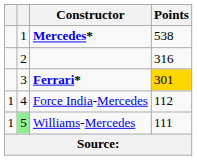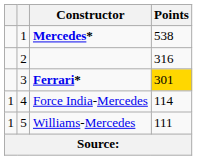(164, 101) 112 -> (164, 101) 114
(24, 122) lightgreen background -> (24, 122) no background
